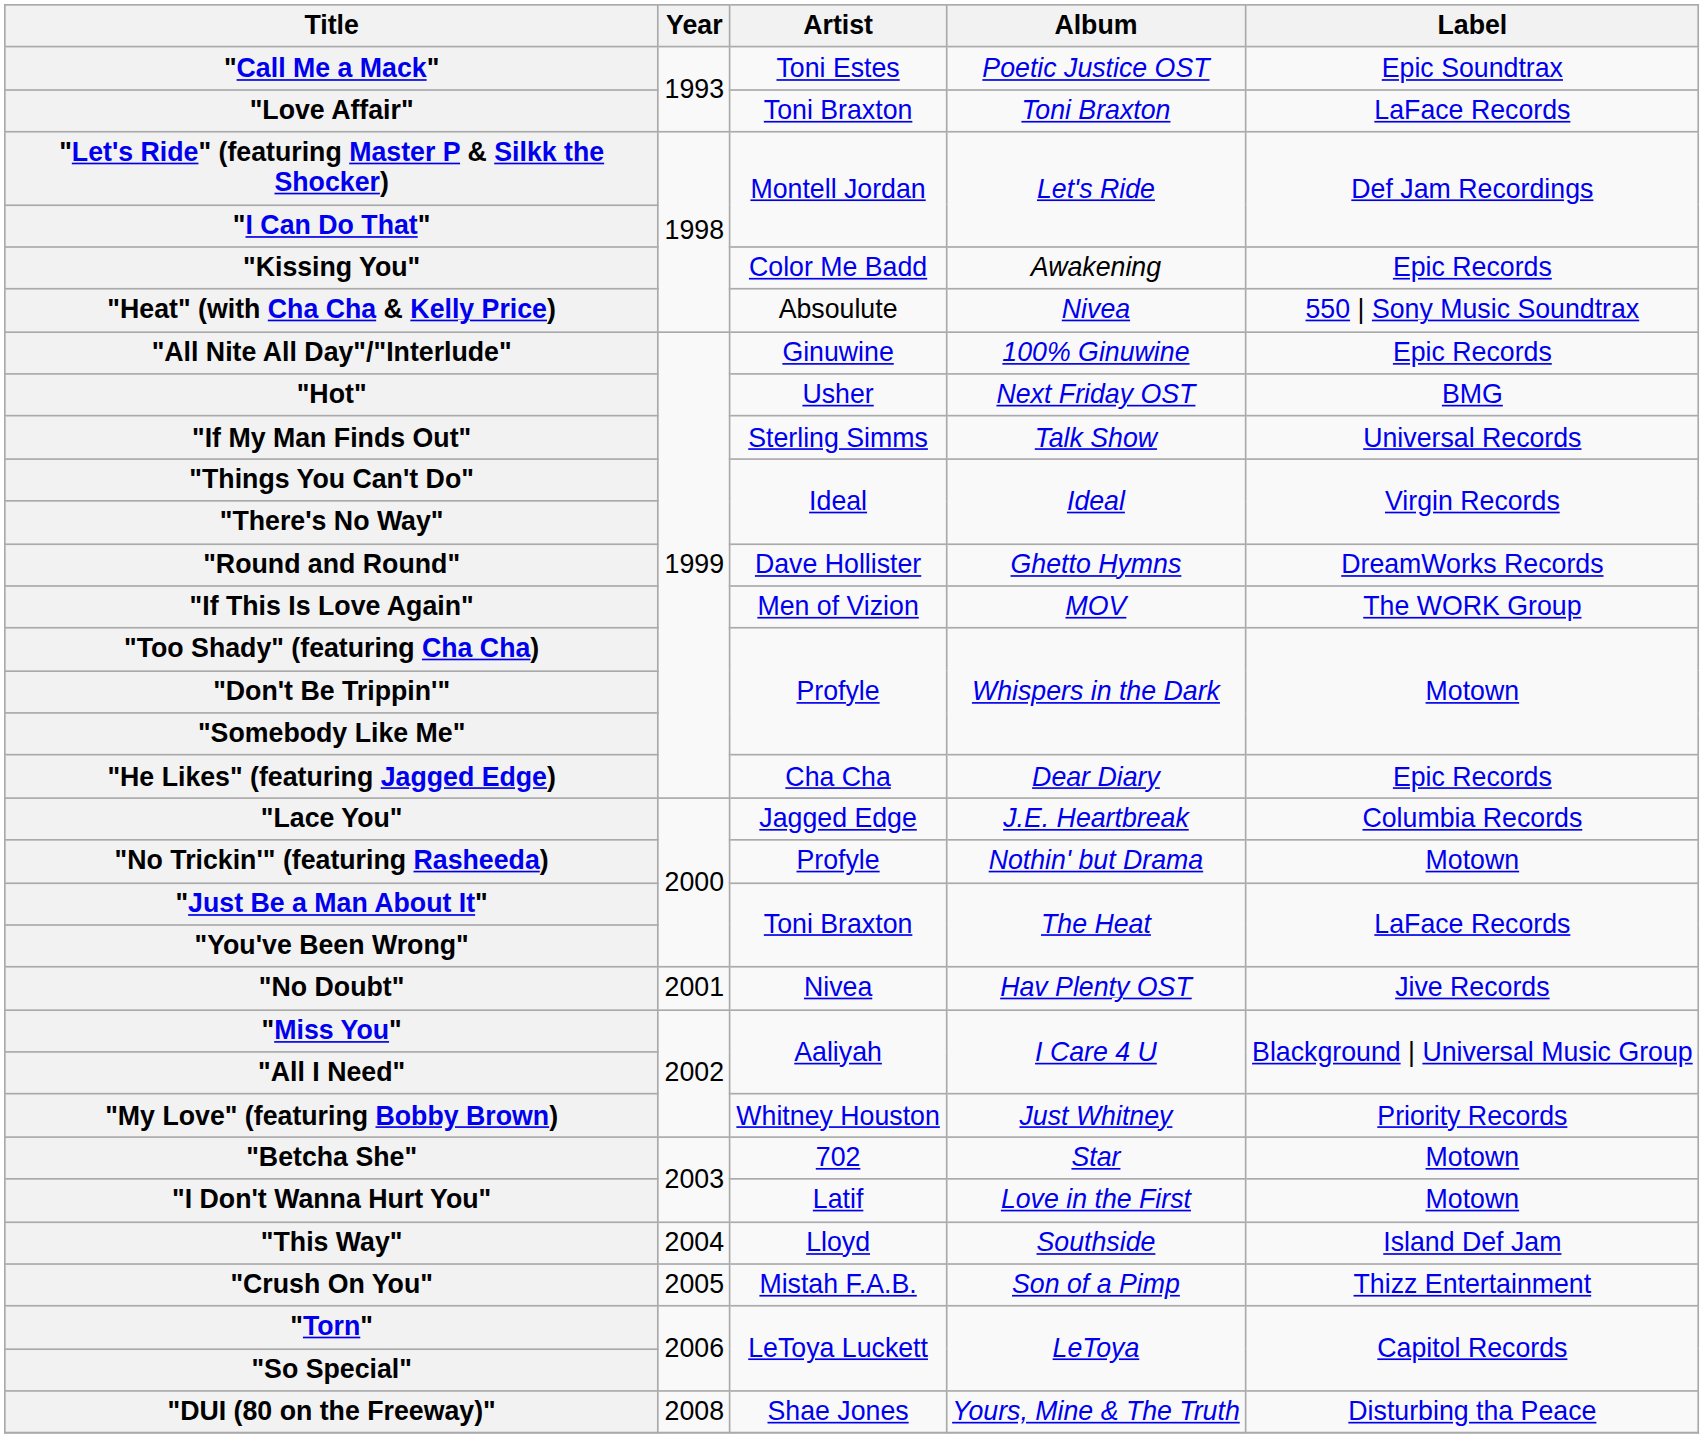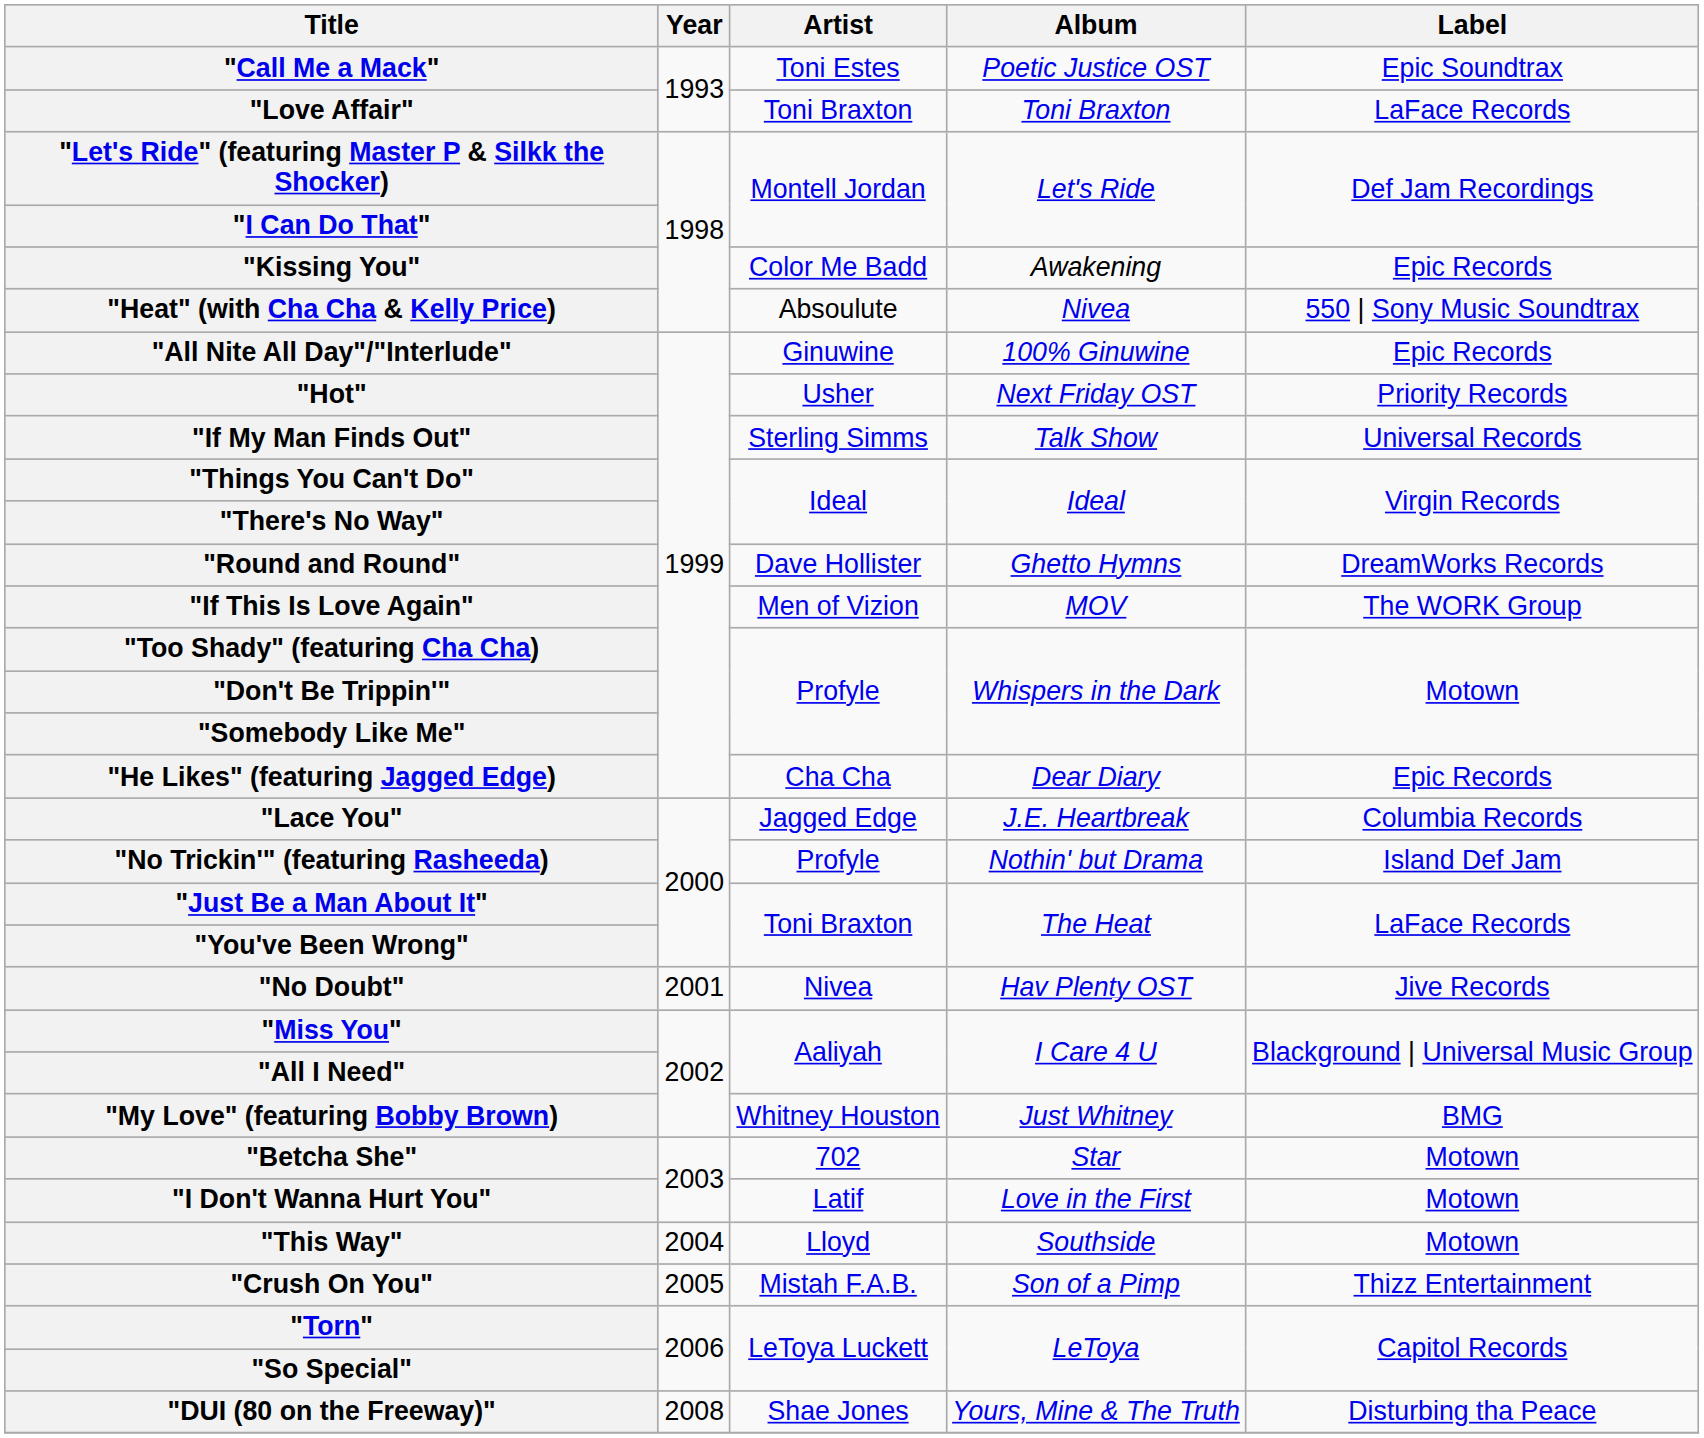(1472, 394) BMG -> (1472, 394) Priority Records
(1472, 860) Motown -> (1472, 860) Island Def Jam
(1472, 1115) Priority Records -> (1472, 1115) BMG
(1472, 1242) Island Def Jam -> (1472, 1242) Motown
